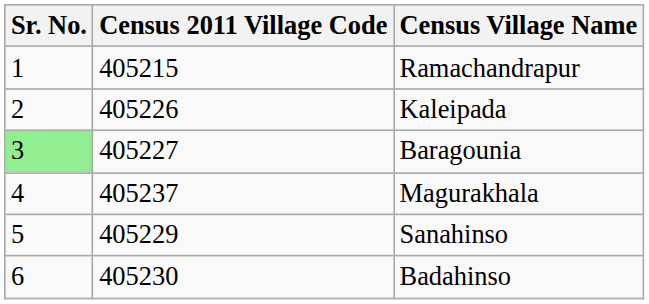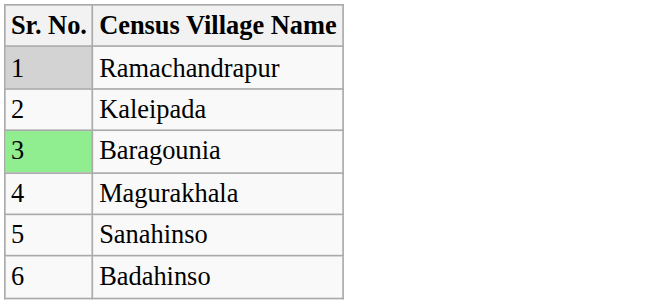- column: (243, 25)
(18, 67) no background -> (18, 67) lightgrey background
